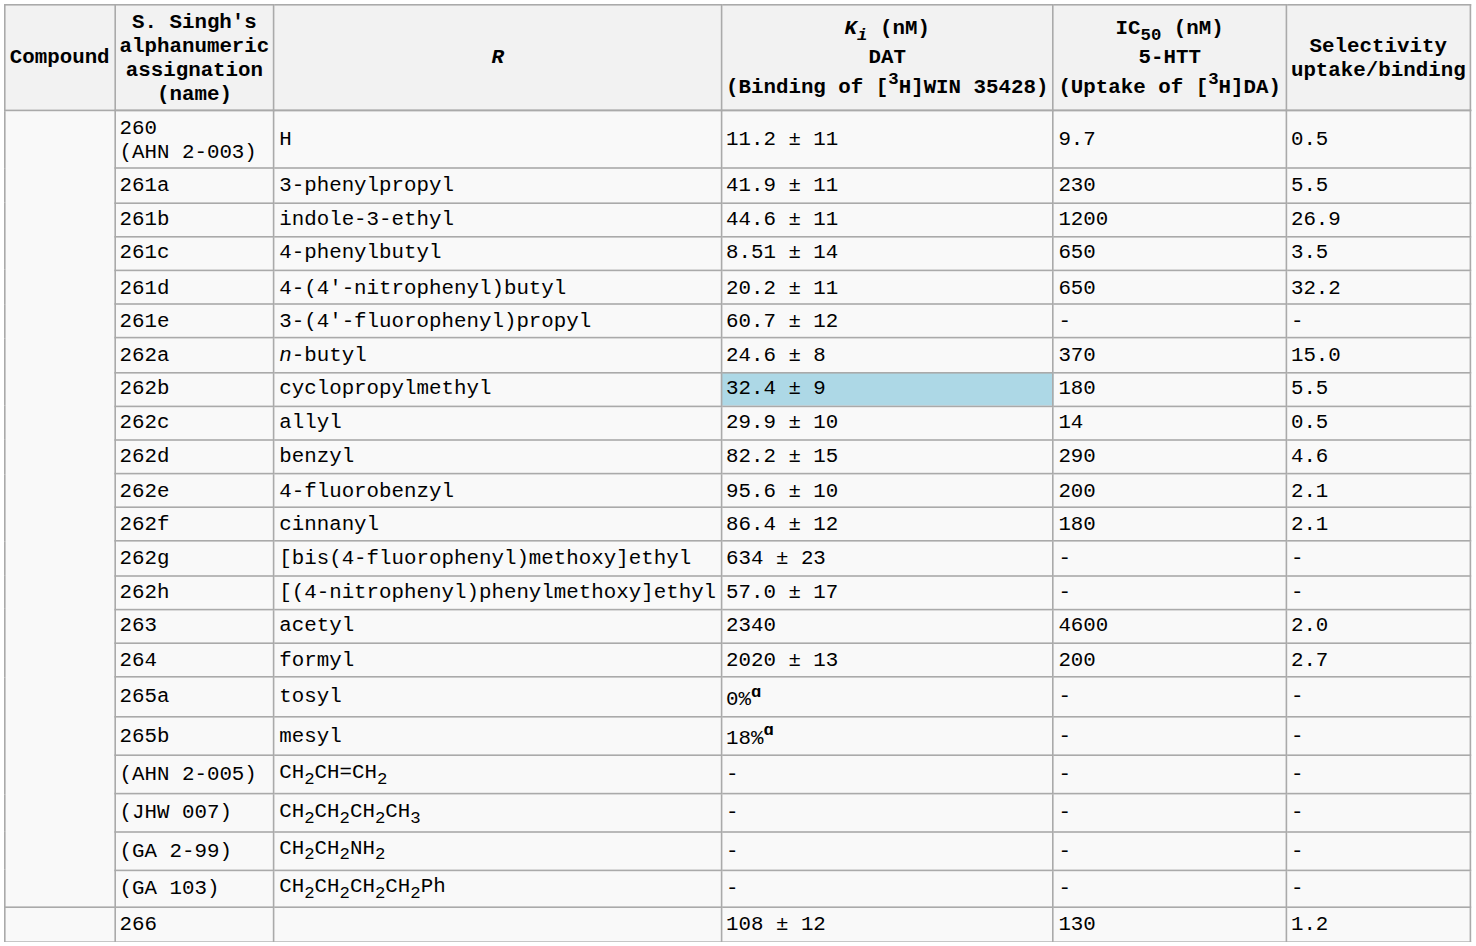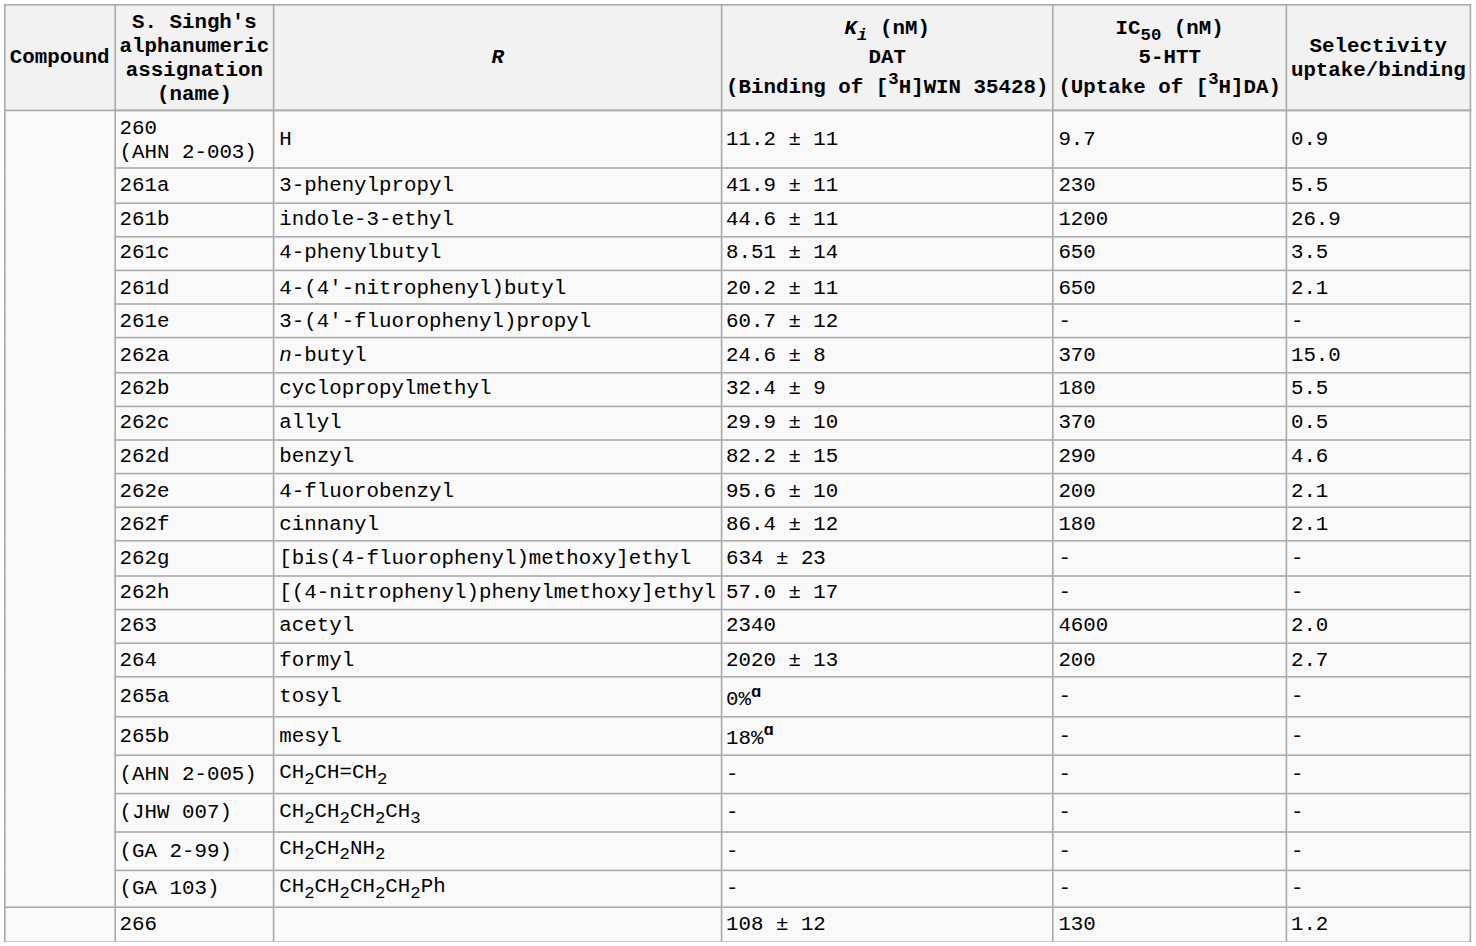(1310, 140) 0.5 -> (1310, 140) 0.9
(1316, 287) 32.2 -> (1310, 287) 2.1
(776, 389) lightblue background -> (776, 389) no background
(1071, 423) 14 -> (1077, 423) 370
